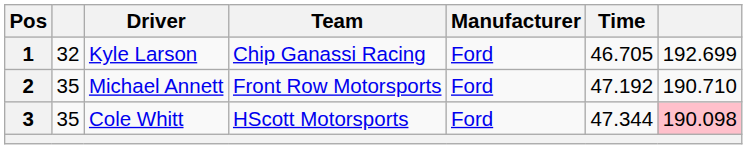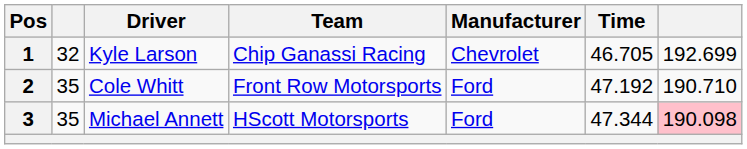(472, 54) Ford -> (495, 54) Chevrolet
(156, 86) Michael Annett -> (136, 86) Cole Whitt
(136, 119) Cole Whitt -> (156, 119) Michael Annett
